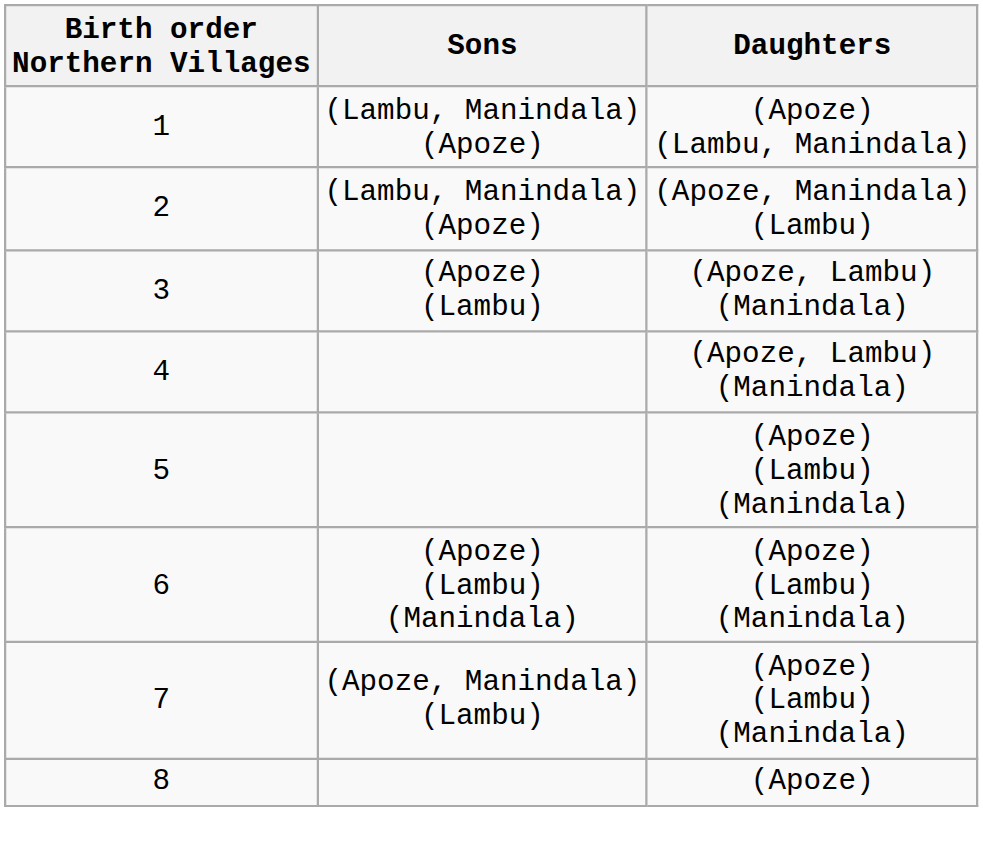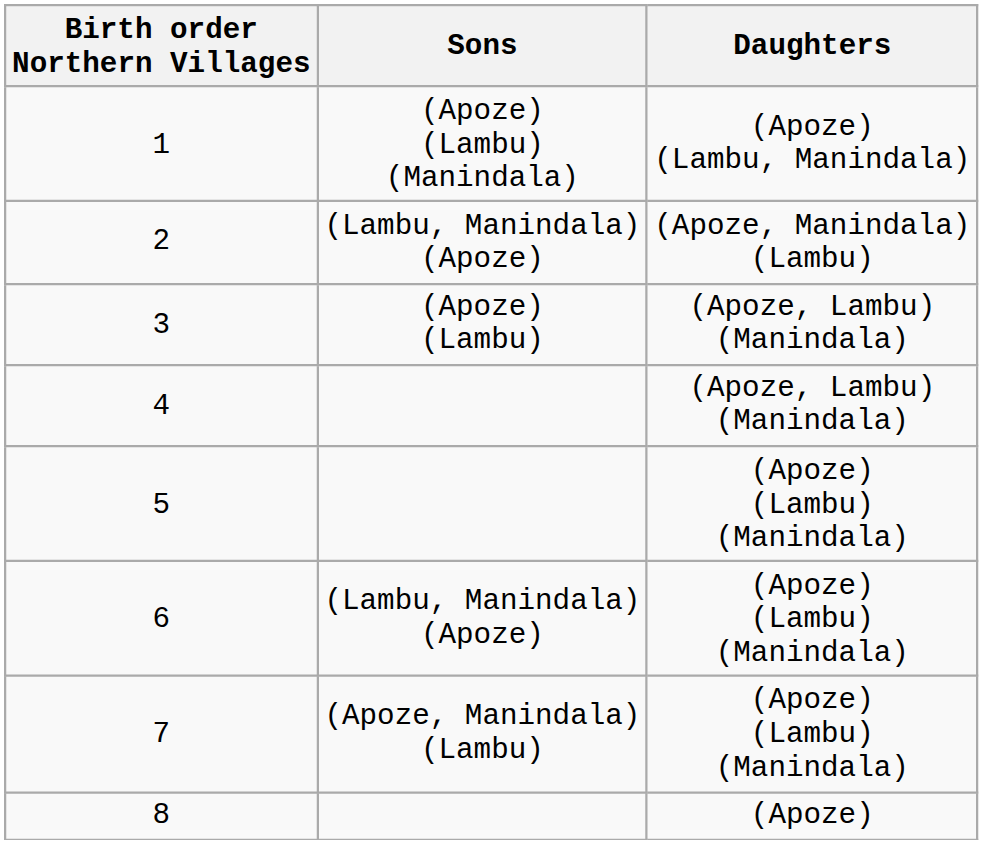(482, 127) (Lambu, Manindala) (Apoze) -> (482, 144) (Apoze) (Lambu) (Manindala)
(482, 585) (Apoze) (Lambu) (Manindala) -> (482, 619) (Lambu, Manindala) (Apoze)
